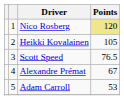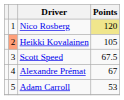(13, 41) no background -> (13, 41) lightsalmon background
(109, 56) 76.5 -> (109, 56) 67.5
